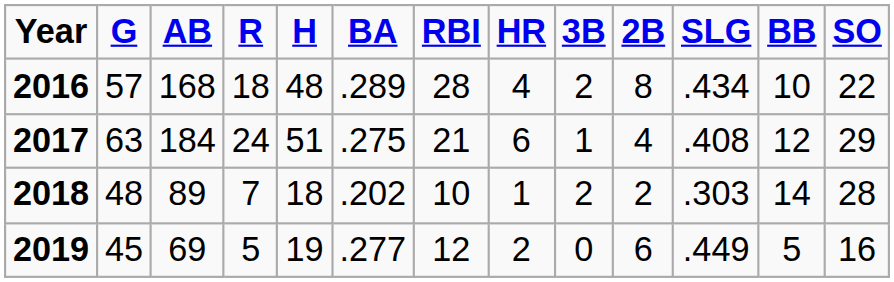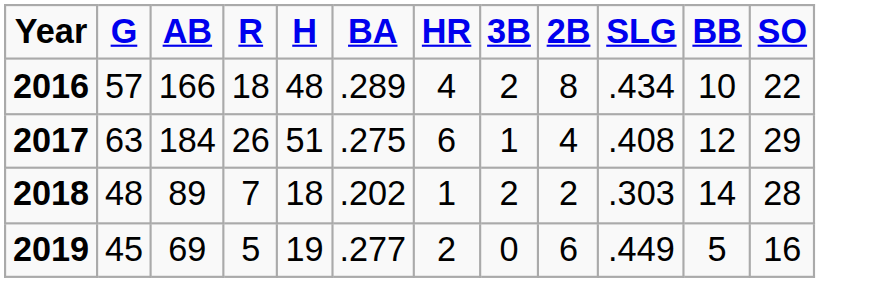- column: (451, 31)
(187, 85) 168 -> (187, 85) 166
(251, 140) 24 -> (251, 140) 26
